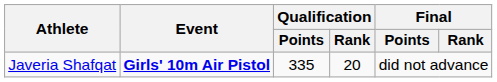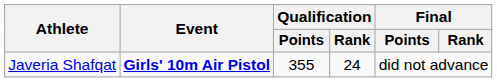(301, 65) 335 -> (301, 65) 355
(352, 65) 20 -> (352, 65) 24
